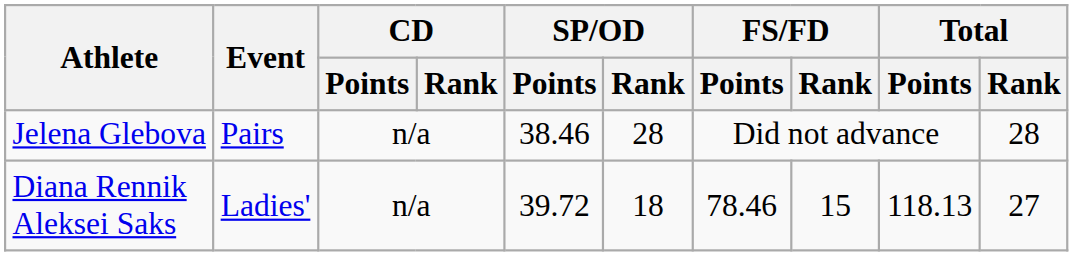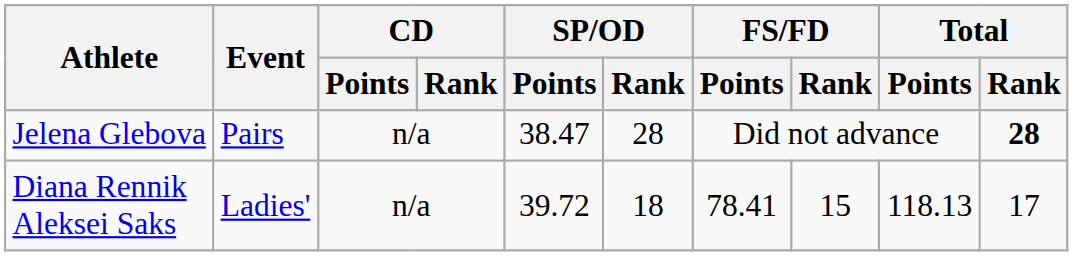(554, 134) 38.46 -> (554, 134) 38.47
(1024, 134) normal -> (1024, 134) bold
(742, 205) 78.46 -> (742, 205) 78.41
(1024, 205) 27 -> (1024, 205) 17
